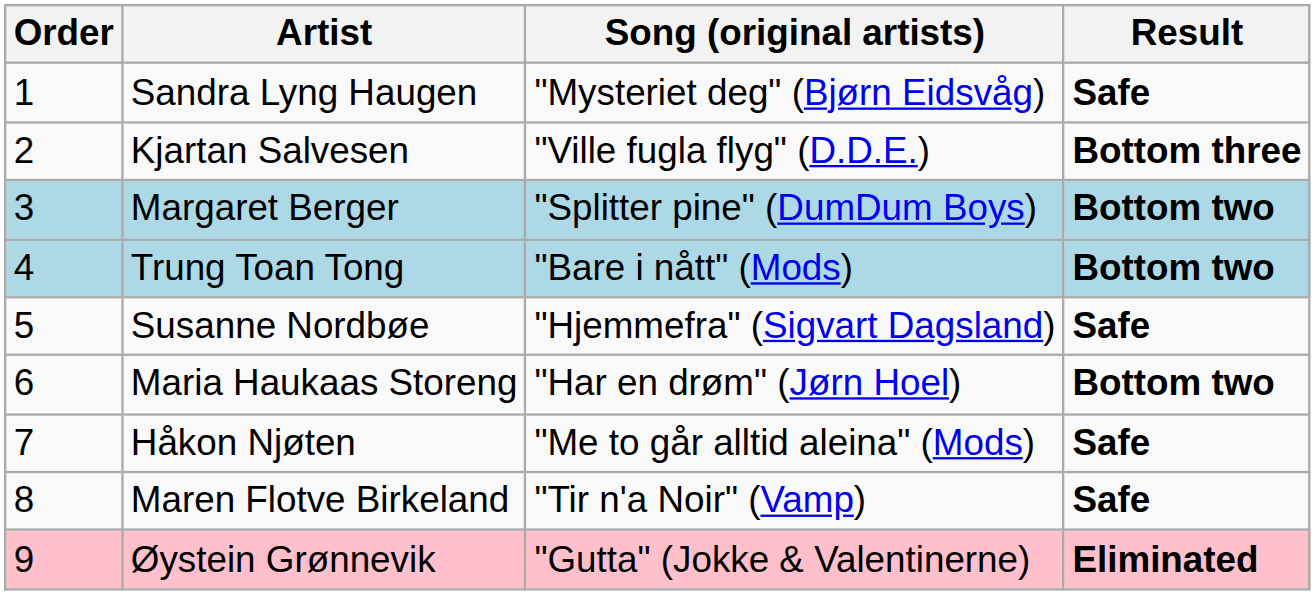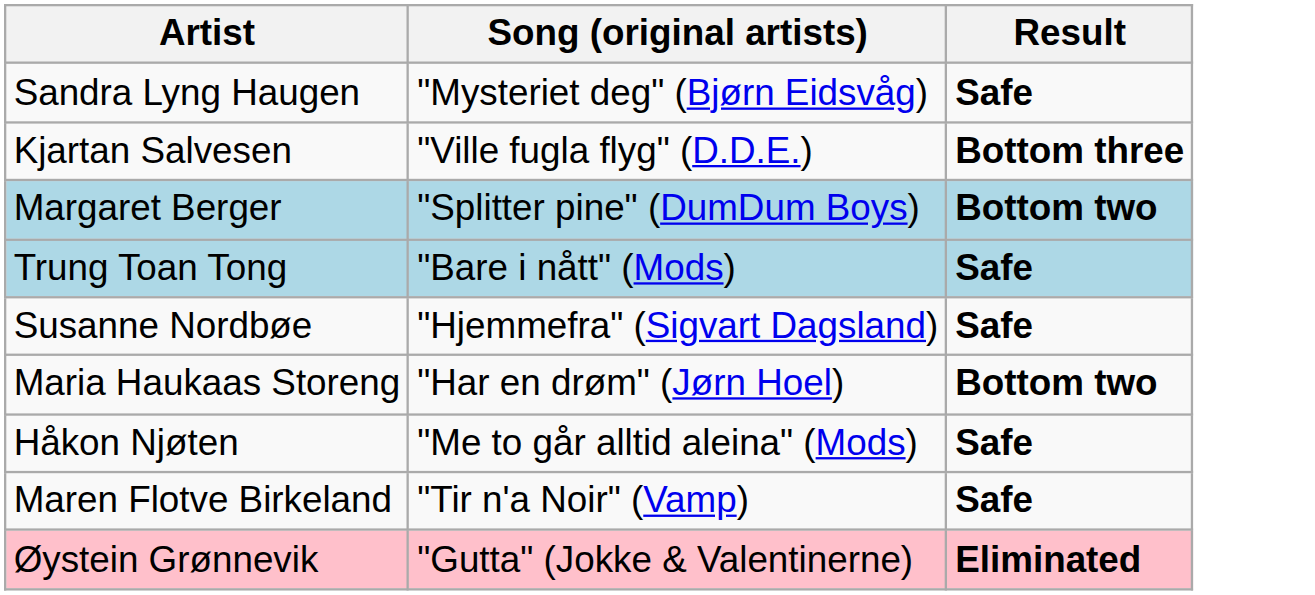- column: (64, 33)
(1174, 267) Bottom two -> (994, 267) Safe
